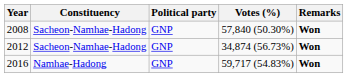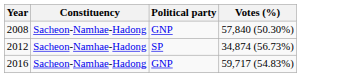- column: (320, 13)
(162, 47) GNP -> (157, 47) SP
(70, 64) Namhae-Hadong -> (90, 64) Sacheon-Namhae-Hadong
